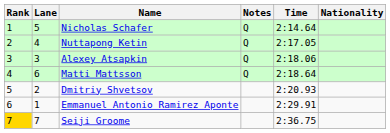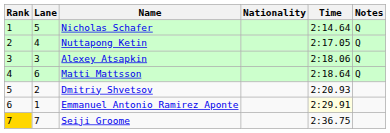columns swapped: (352, 12) <-> (257, 12)
(296, 105) no background -> (330, 105) lightyellow background
